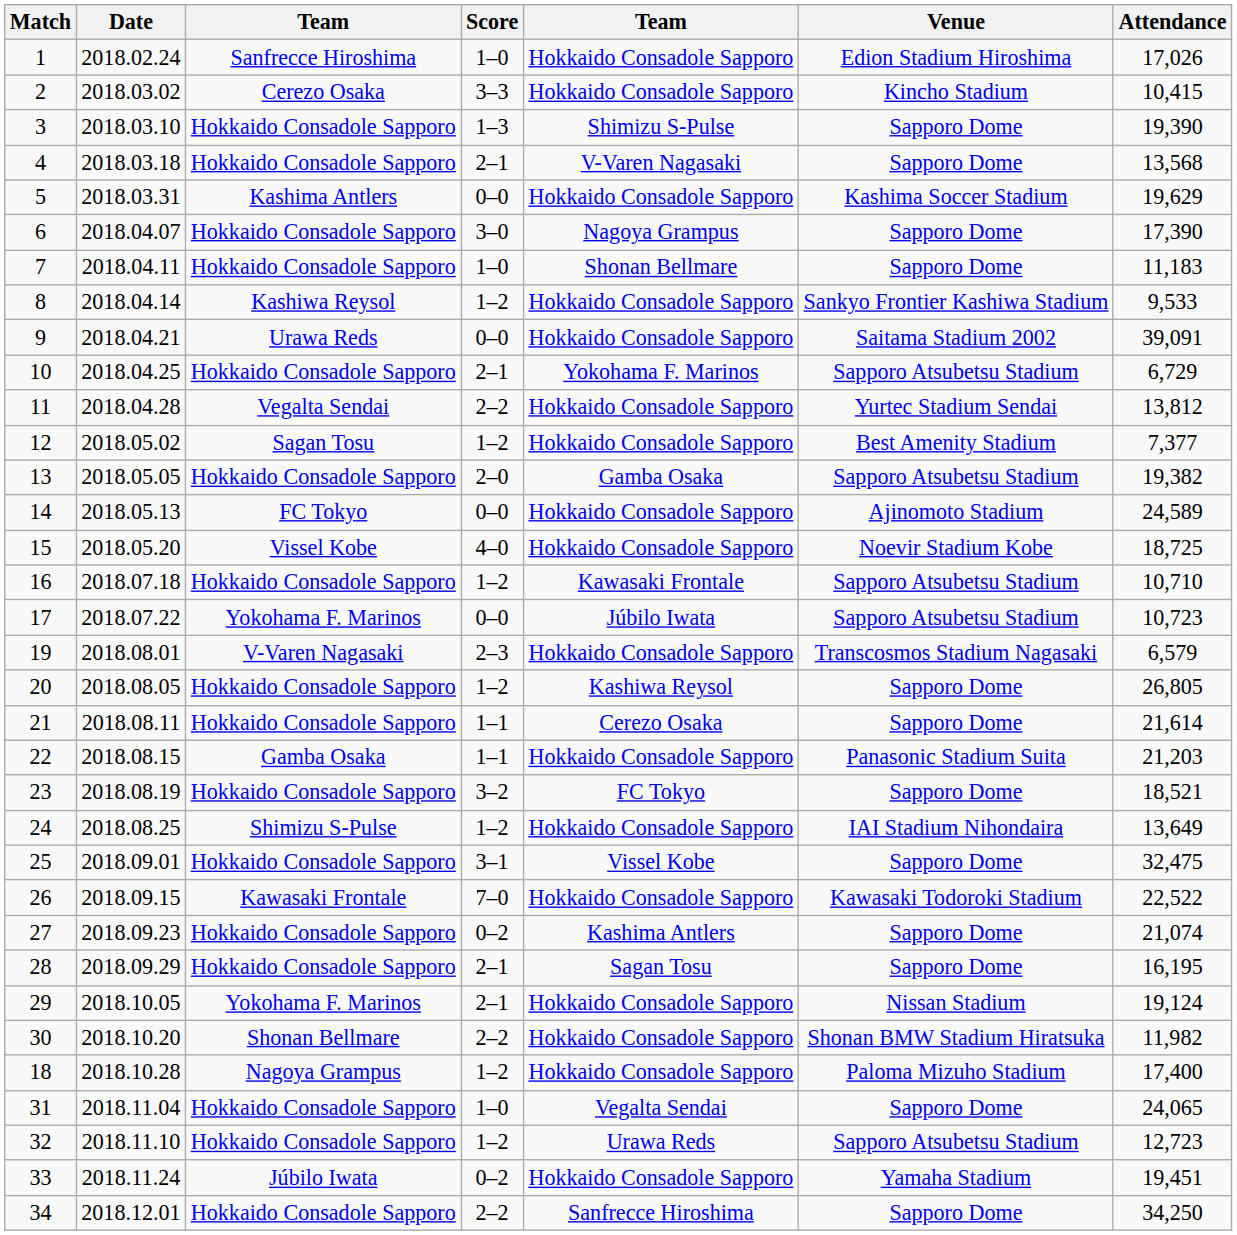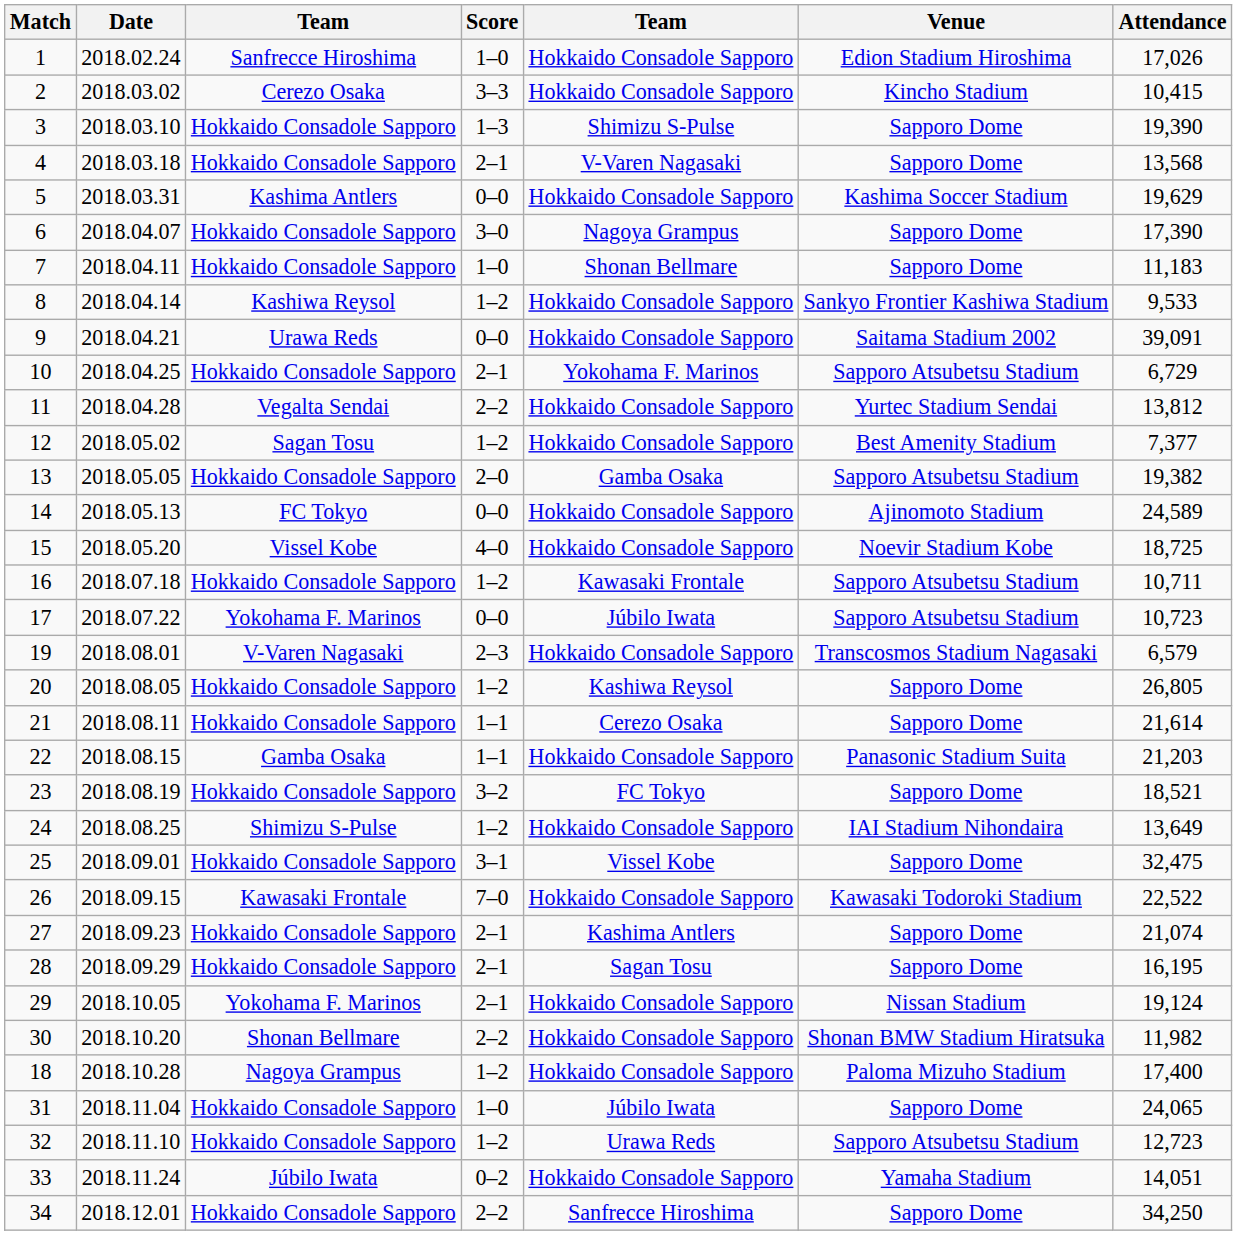(1173, 582) 10,710 -> (1173, 582) 10,711
(492, 932) 0–2 -> (492, 932) 2–1
(661, 1107) Vegalta Sendai -> (661, 1107) Júbilo Iwata
(1173, 1177) 19,451 -> (1173, 1177) 14,051
